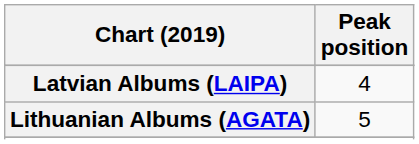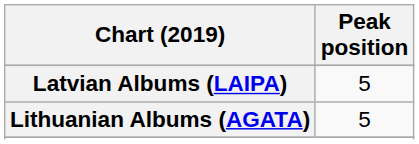(365, 83) 4 -> (365, 83) 5
